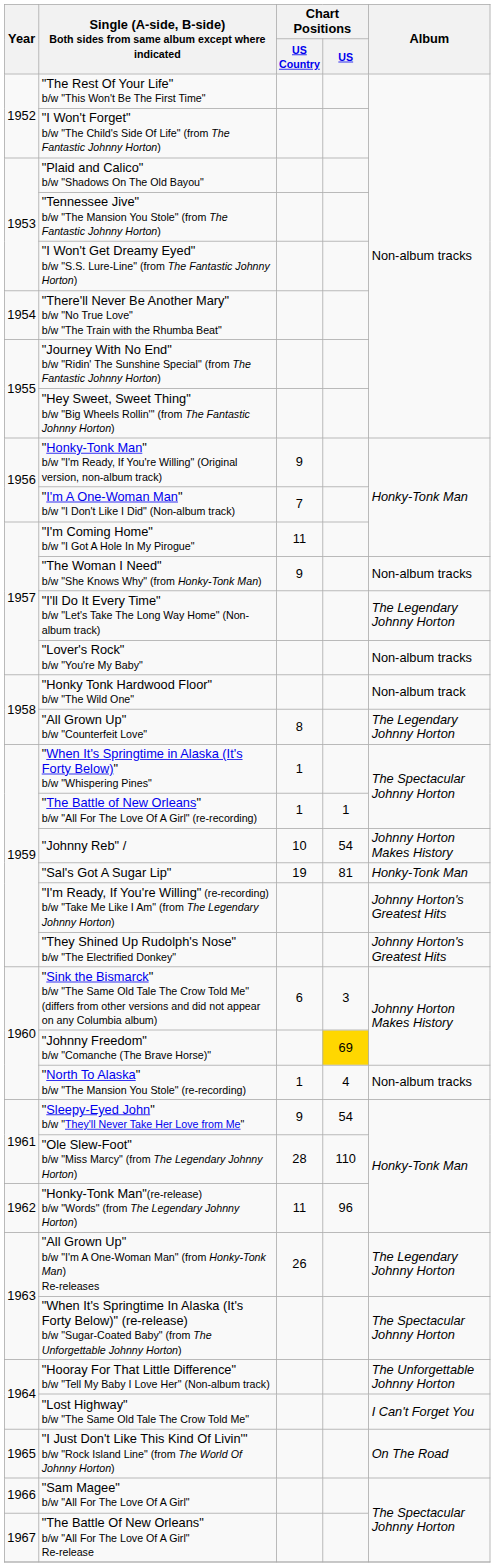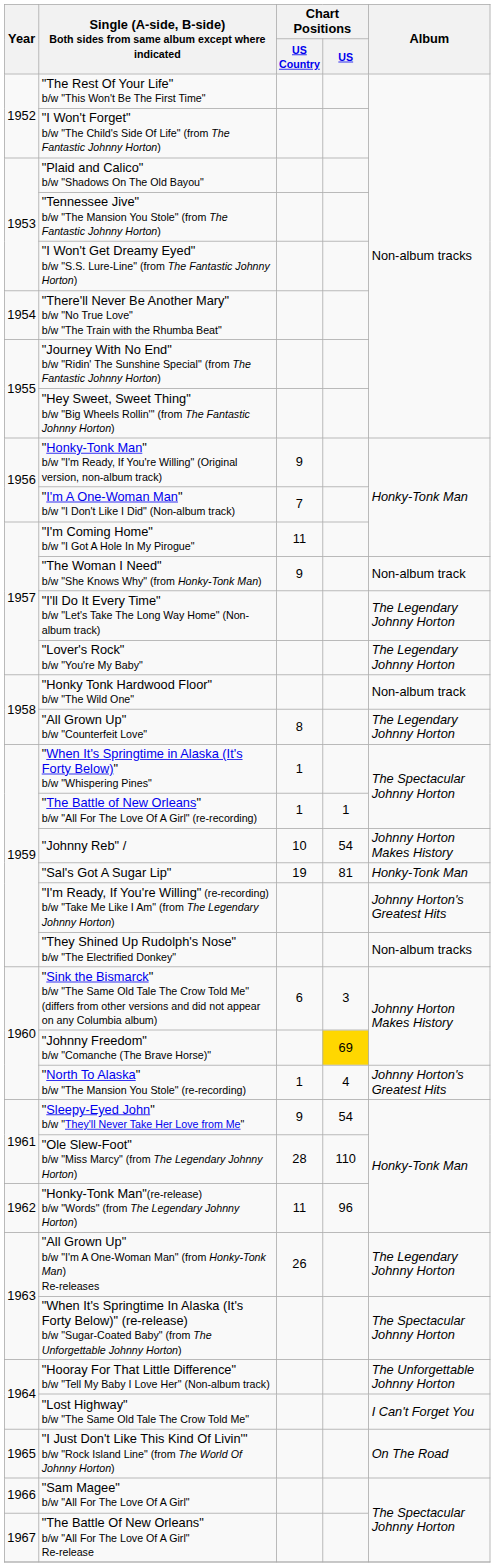(422, 573) Non-album tracks -> (419, 573) Non-album track
(422, 657) Non-album tracks -> (415, 657) The Legendary Johnny Horton
(418, 949) Johnny Horton's Greatest Hits -> (422, 949) Non-album tracks
(422, 1082) Non-album tracks -> (418, 1082) Johnny Horton's Greatest Hits
